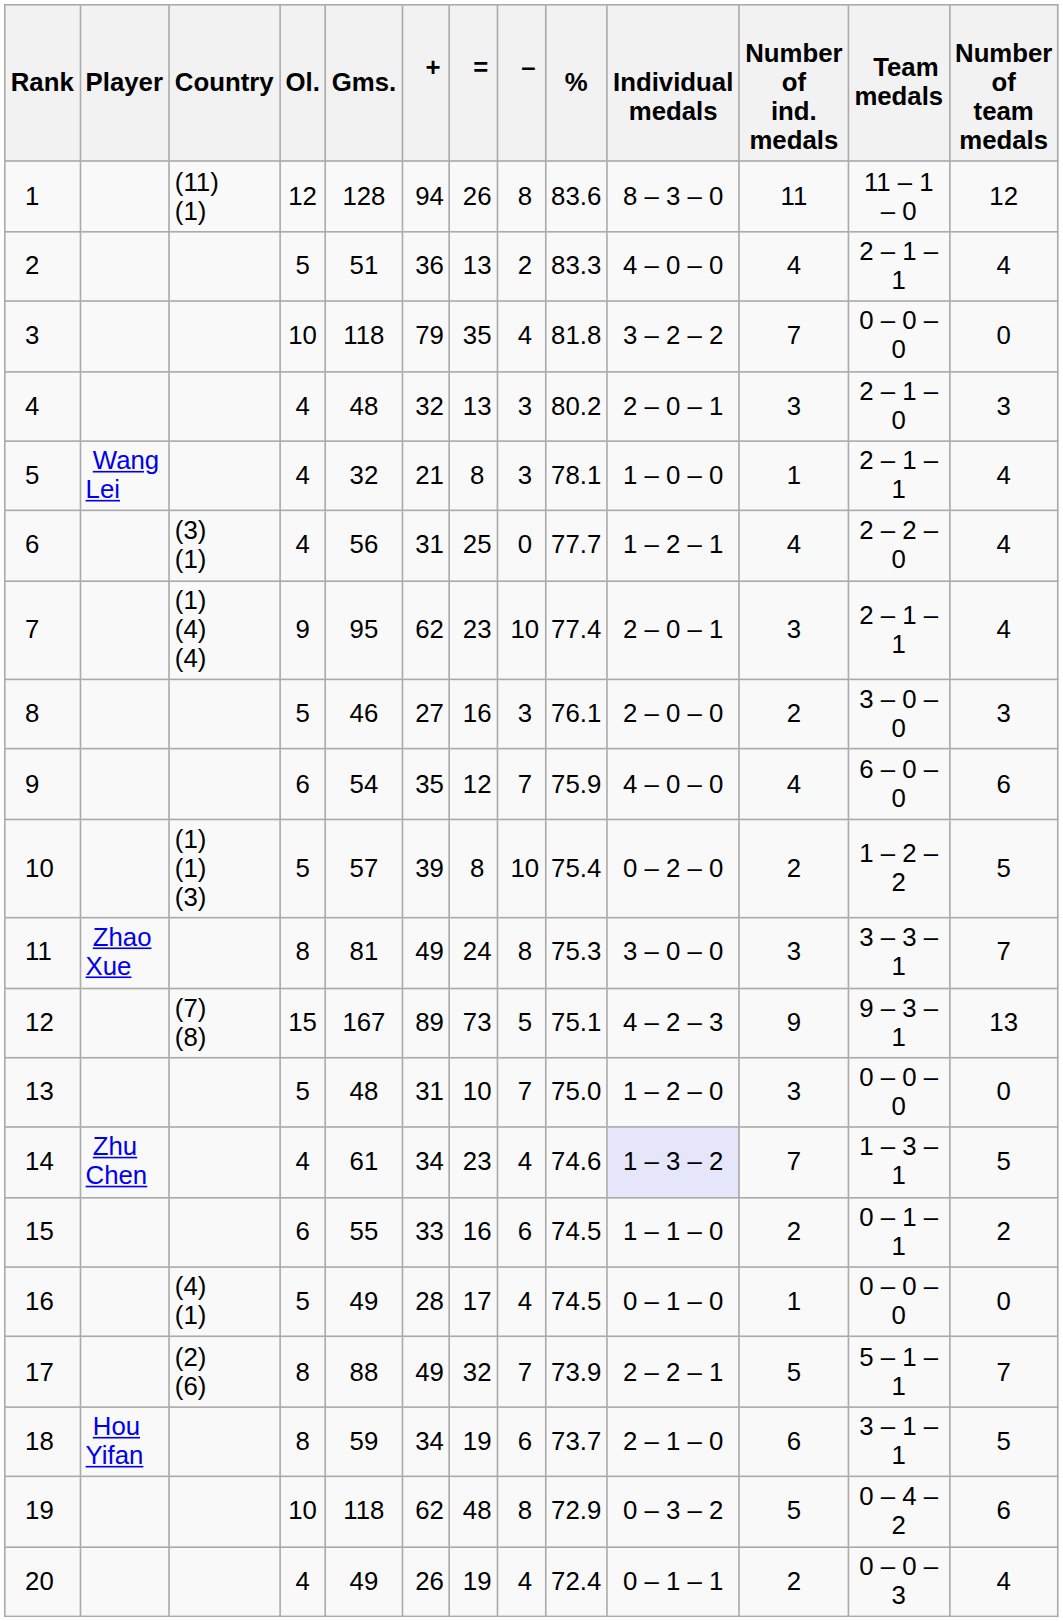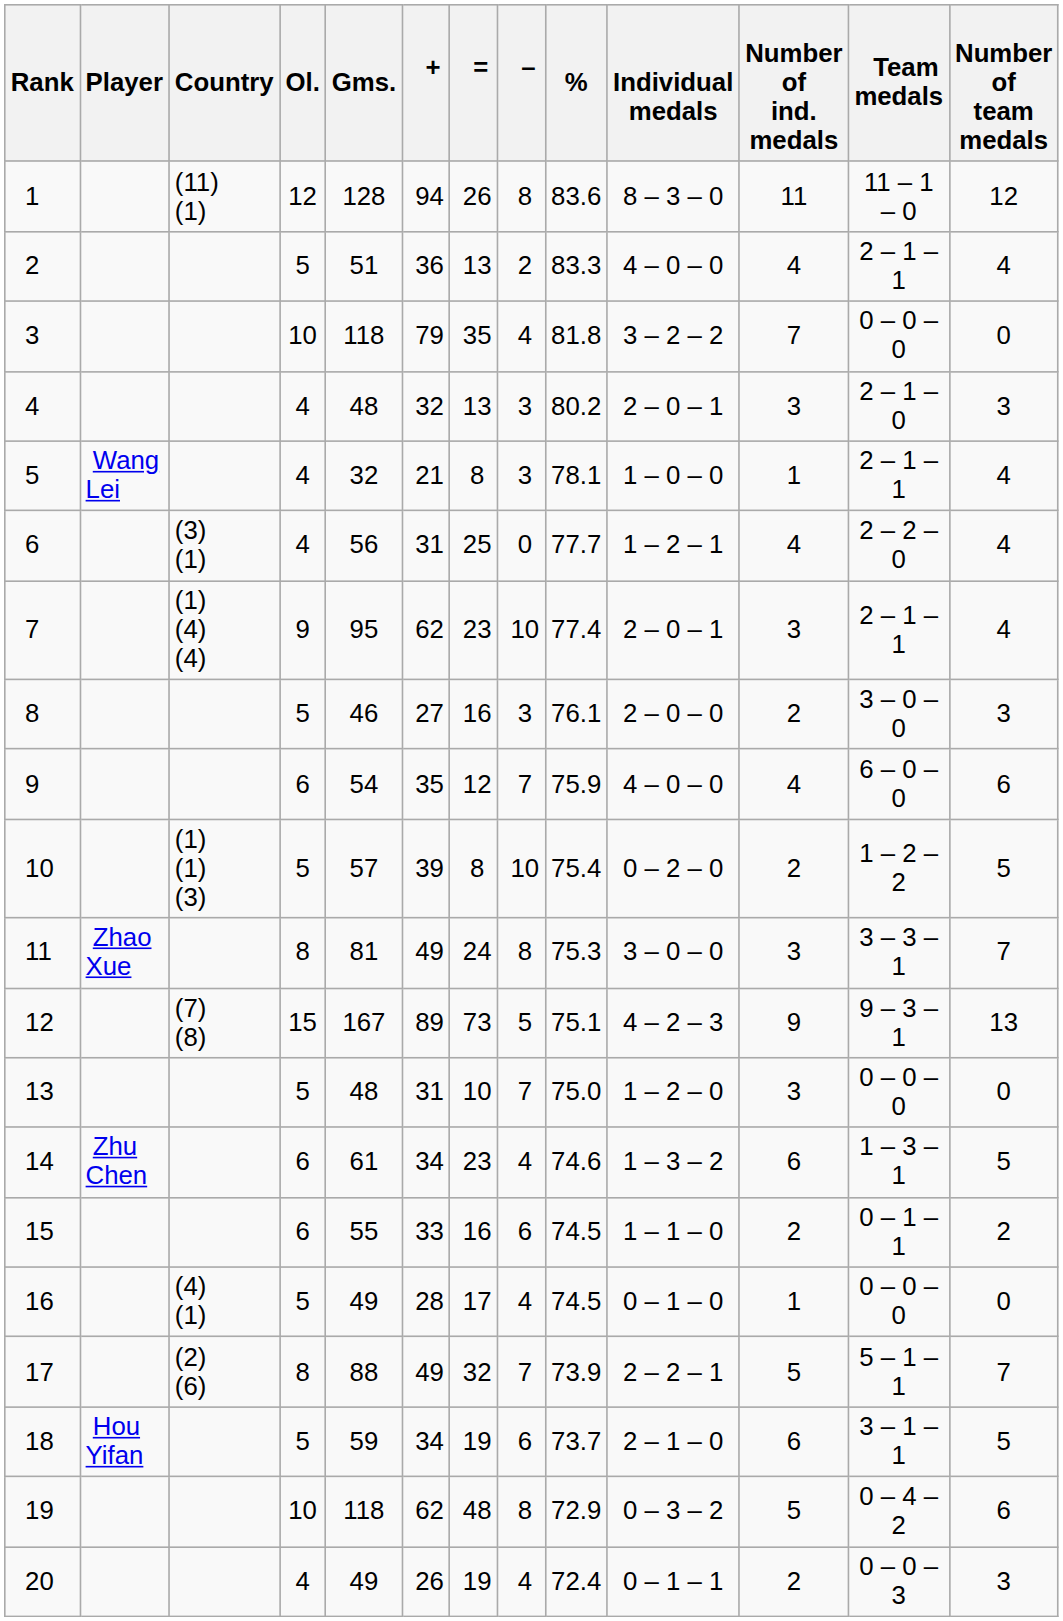(303, 1161) 4 -> (303, 1161) 6
(673, 1161) lavender background -> (673, 1161) no background
(794, 1161) 7 -> (794, 1161) 6
(303, 1441) 8 -> (303, 1441) 5
(1004, 1580) 4 -> (1004, 1580) 3
